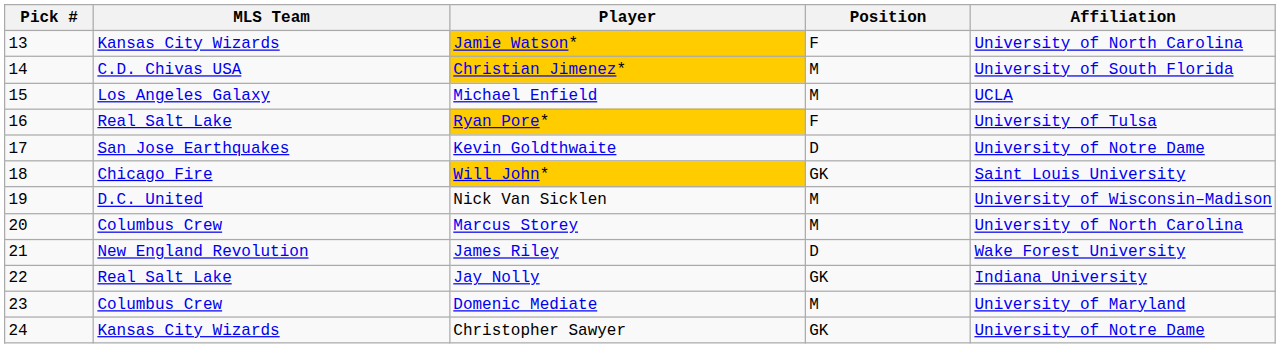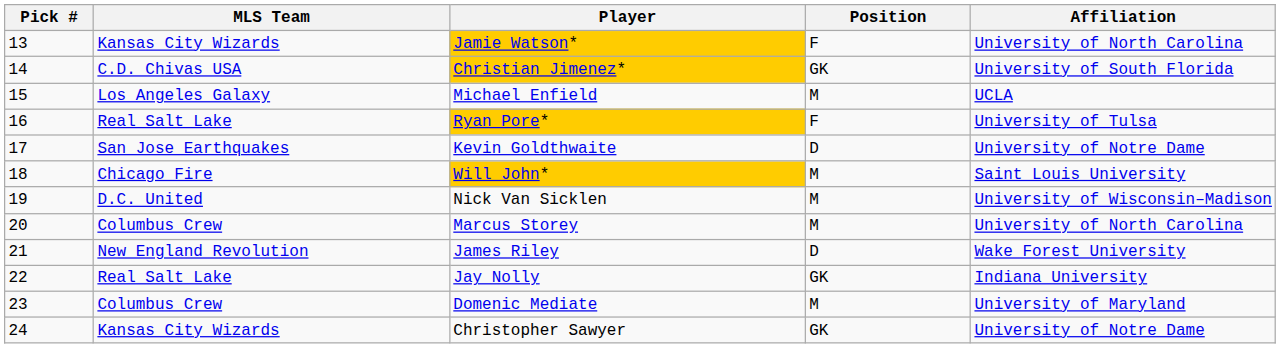(814, 70) M -> (819, 70) GK
(819, 174) GK -> (814, 174) M
